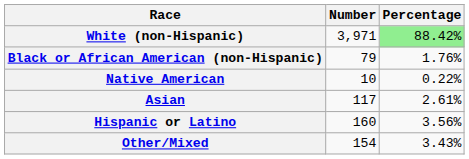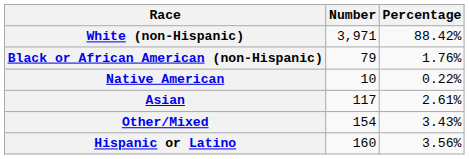(438, 37) lightgreen background -> (438, 37) no background
rows swapped: (165, 144) <-> (165, 122)
